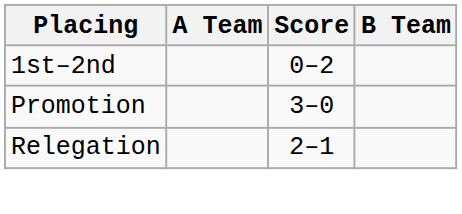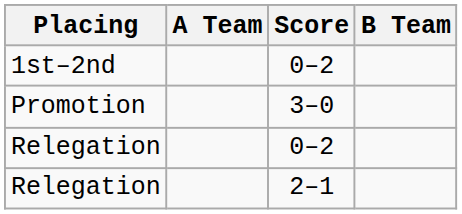+ row: (86, 147)
